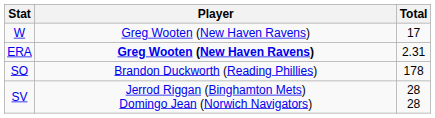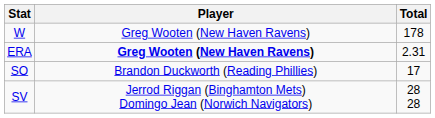(414, 33) 17 -> (414, 33) 178
(414, 71) 178 -> (414, 71) 17
